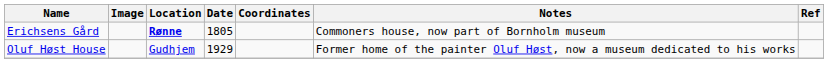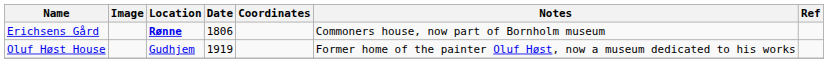(220, 31) 1805 -> (220, 31) 1806
(220, 49) 1929 -> (220, 49) 1919
